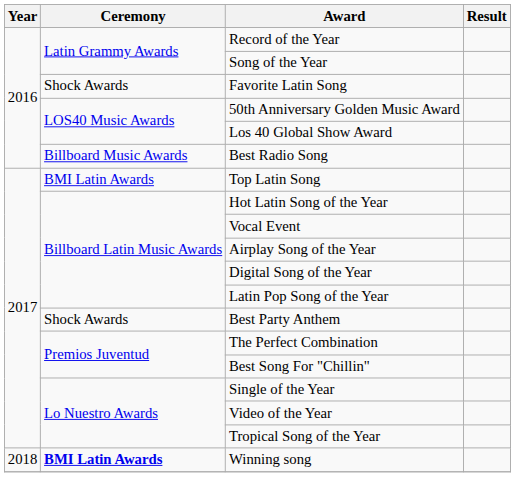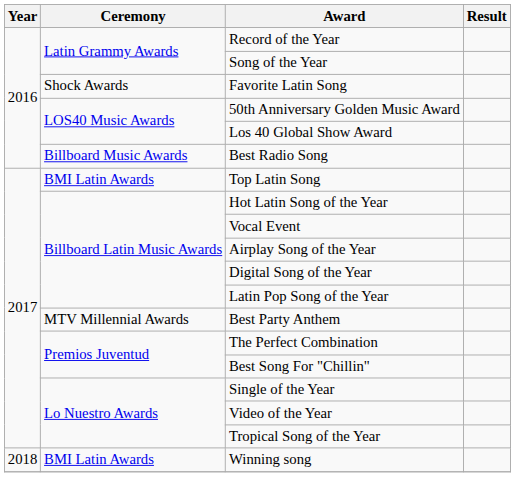(86, 319) Shock Awards -> (116, 319) MTV Millennial Awards
(103, 459) bold -> (99, 459) normal
